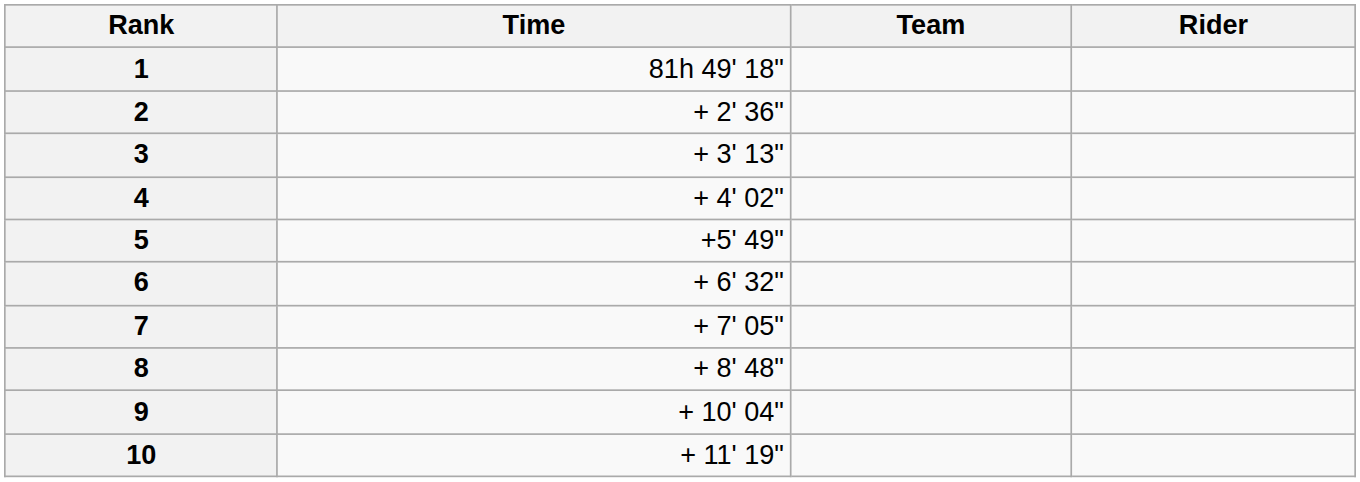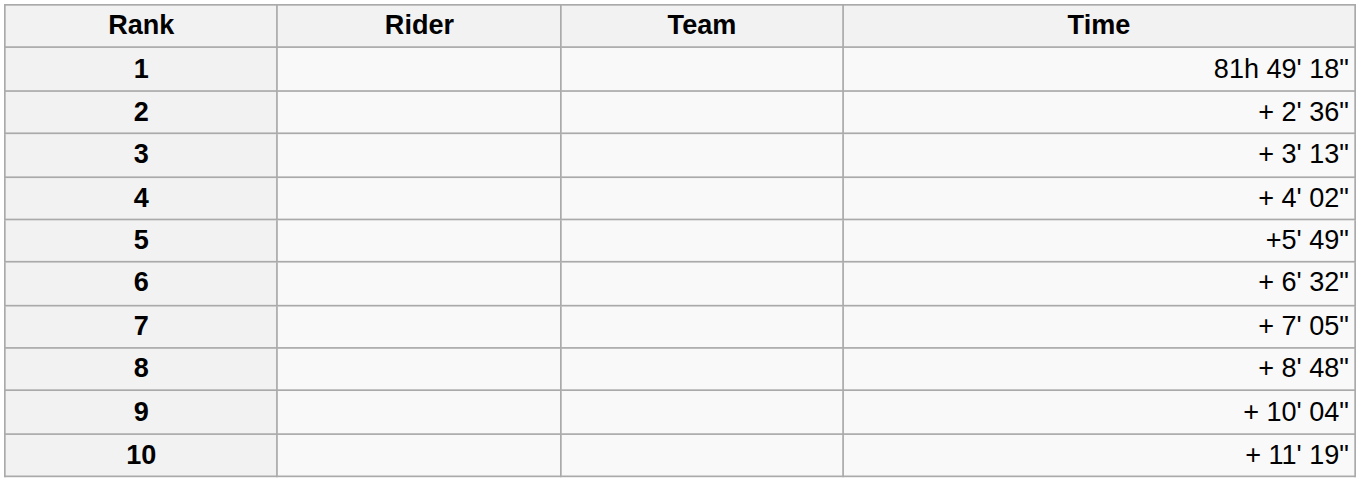columns swapped: (1213, 25) <-> (534, 25)
